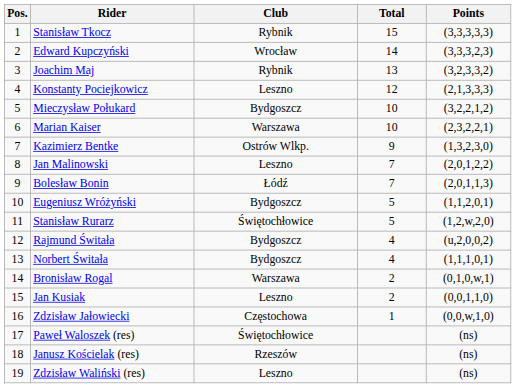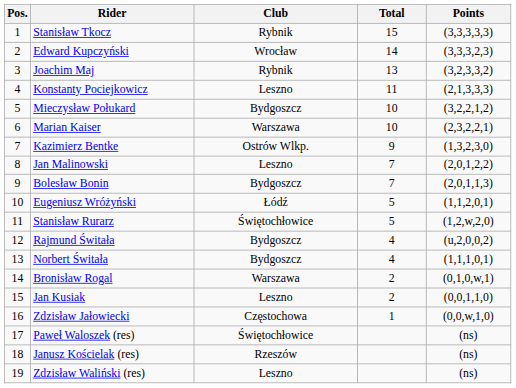(392, 89) 12 -> (392, 89) 11
(276, 184) Łódź -> (276, 184) Bydgoszcz
(276, 202) Bydgoszcz -> (276, 202) Łódź
